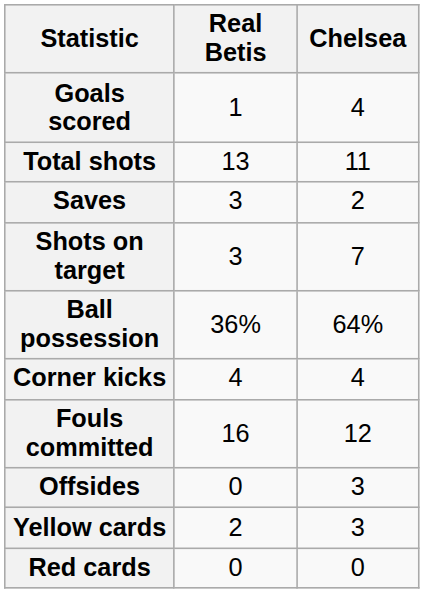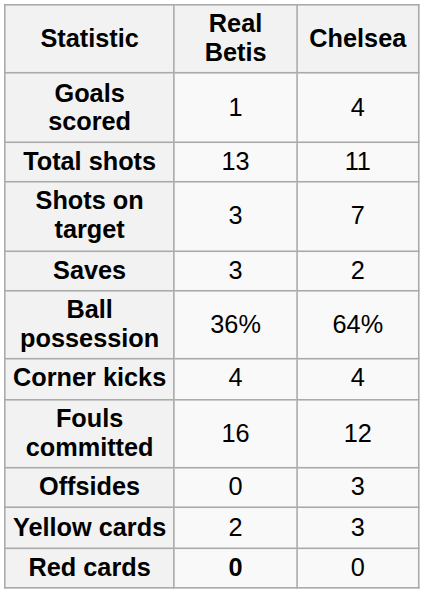rows swapped: (90, 256) <-> (90, 201)
(236, 567) normal -> (236, 567) bold
